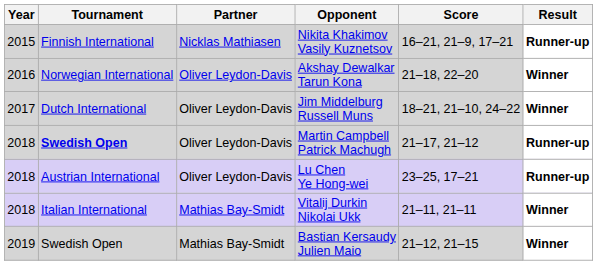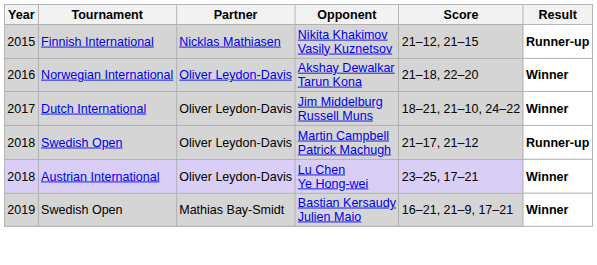(458, 41) 16–21, 21–9, 17–21 -> (440, 41) 21–12, 21–15
(84, 143) bold -> (82, 143) normal
(558, 176) Runner-up -> (547, 176) Winner
- row: (332, 210)
(440, 244) 21–12, 21–15 -> (458, 210) 16–21, 21–9, 17–21
